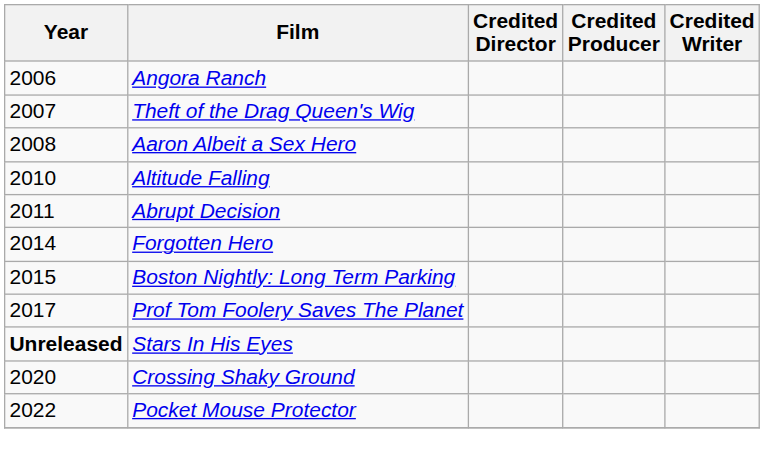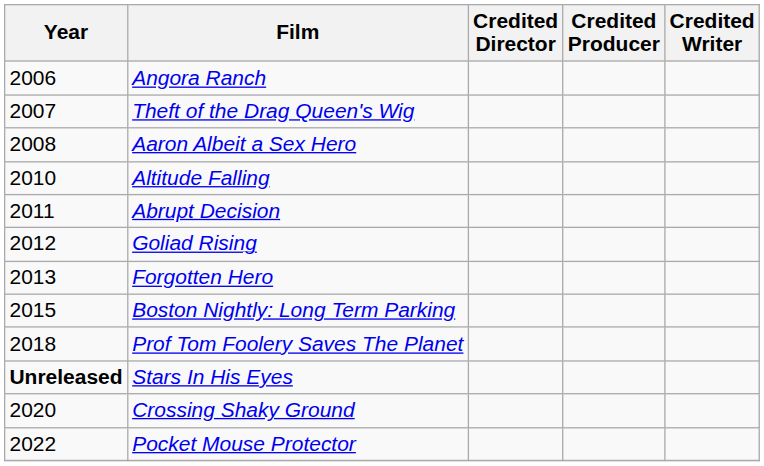+ row: (194, 244)
(33, 244) 2014 -> (33, 277) 2013
(33, 310) 2017 -> (33, 343) 2018
